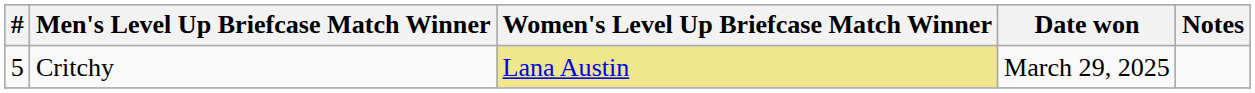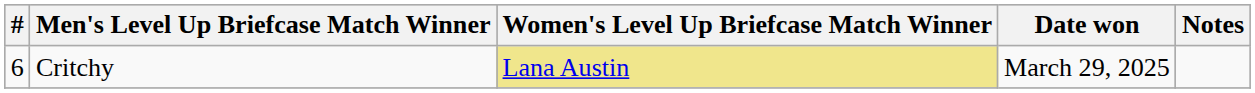(17, 66) 5 -> (17, 66) 6
